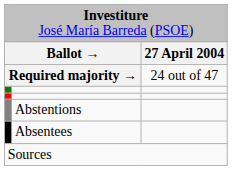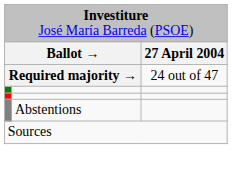- row: (8, 132)
